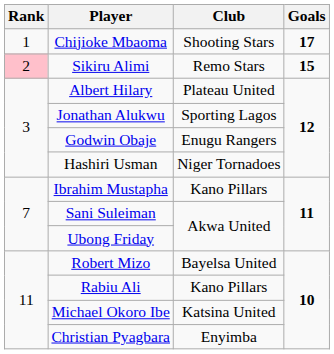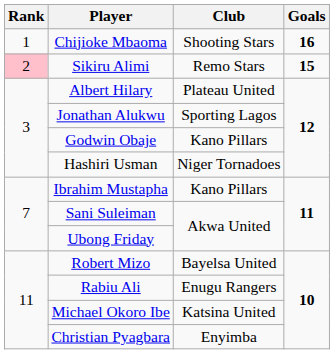(307, 41) 17 -> (307, 41) 16
(229, 139) Enugu Rangers -> (229, 139) Kano Pillars
(229, 287) Kano Pillars -> (229, 287) Enugu Rangers
